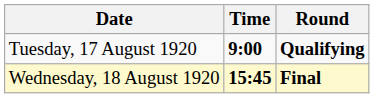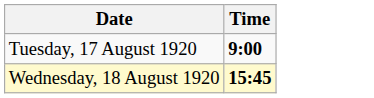- column: (322, 19)
